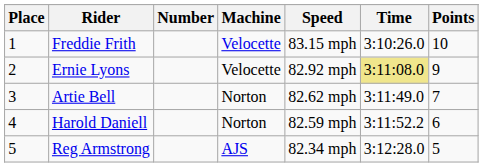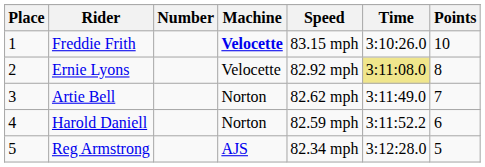(251, 44) normal -> (252, 44) bold
(436, 70) 9 -> (438, 70) 8
